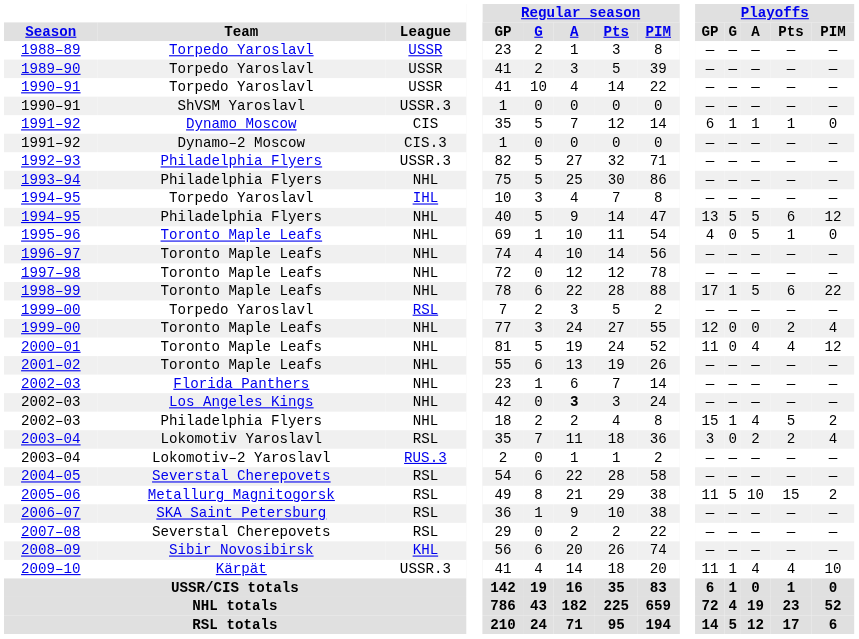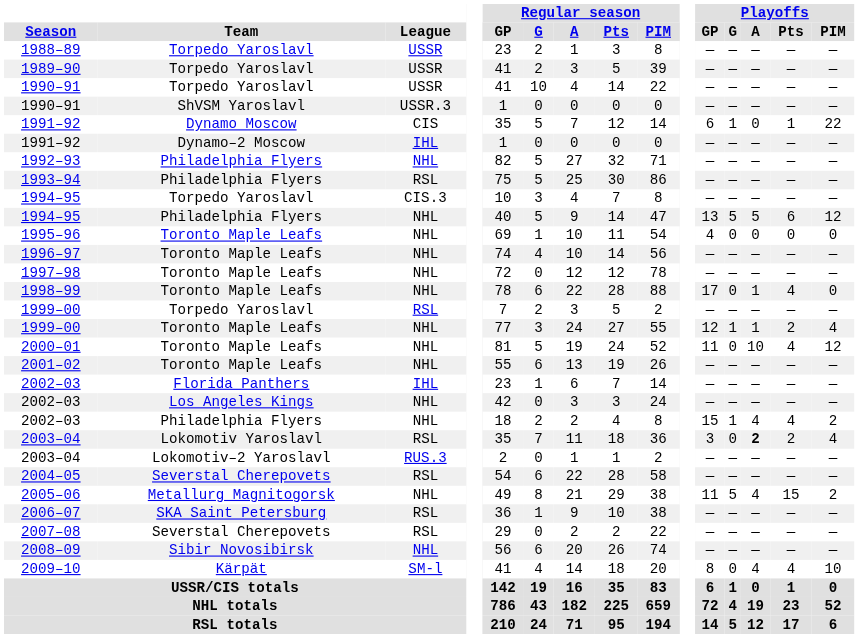(755, 124) 1 -> (755, 124) 0
(833, 124) 0 -> (833, 124) 22
(425, 143) CIS.3 -> (425, 143) IHL
(425, 162) USSR.3 -> (425, 162) NHL
(425, 180) NHL -> (425, 180) RSL
(425, 199) IHL -> (425, 199) CIS.3
(755, 236) 5 -> (755, 236) 0
(791, 236) 1 -> (791, 236) 0
(733, 291) 1 -> (733, 291) 0
(755, 291) 5 -> (755, 291) 1
(791, 291) 6 -> (791, 291) 4
(833, 291) 22 -> (833, 291) 0
(733, 328) 0 -> (733, 328) 1
(755, 328) 0 -> (755, 328) 1
(755, 347) 4 -> (755, 347) 10
(425, 384) NHL -> (425, 384) IHL
(574, 402) bold -> (574, 402) normal
(791, 421) 5 -> (791, 421) 4
(755, 439) normal -> (755, 439) bold
(425, 495) RSL -> (425, 495) NHL
(755, 495) 10 -> (755, 495) 4
(425, 551) KHL -> (425, 551) NHL
(425, 569) USSR.3 -> (425, 569) SM-l
(710, 569) 11 -> (710, 569) 8
(733, 569) 1 -> (733, 569) 0
